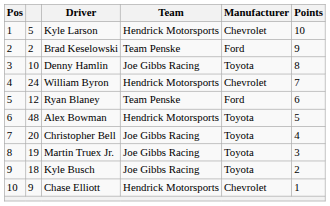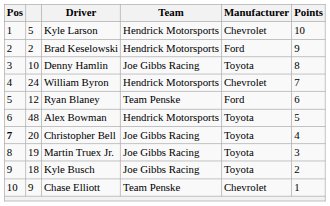(152, 47) Team Penske -> (171, 47) Hendrick Motorsports
(10, 134) normal -> (10, 134) bold
(171, 187) Hendrick Motorsports -> (152, 187) Team Penske
